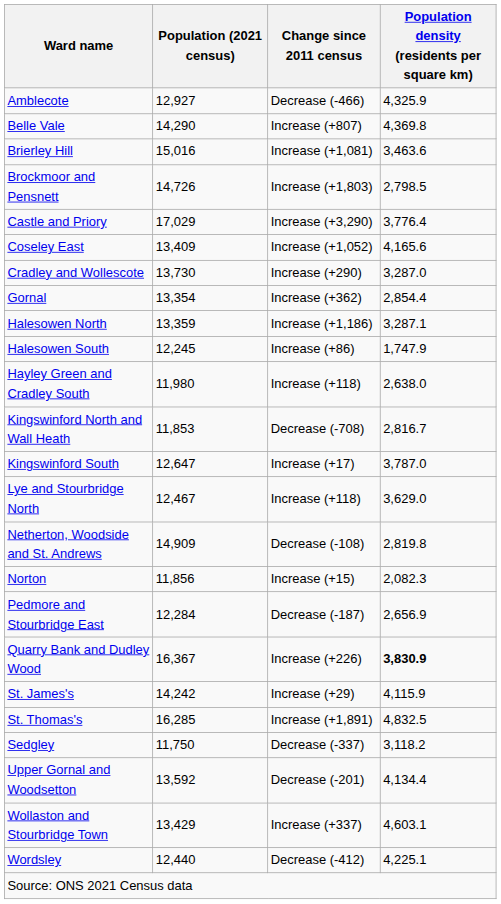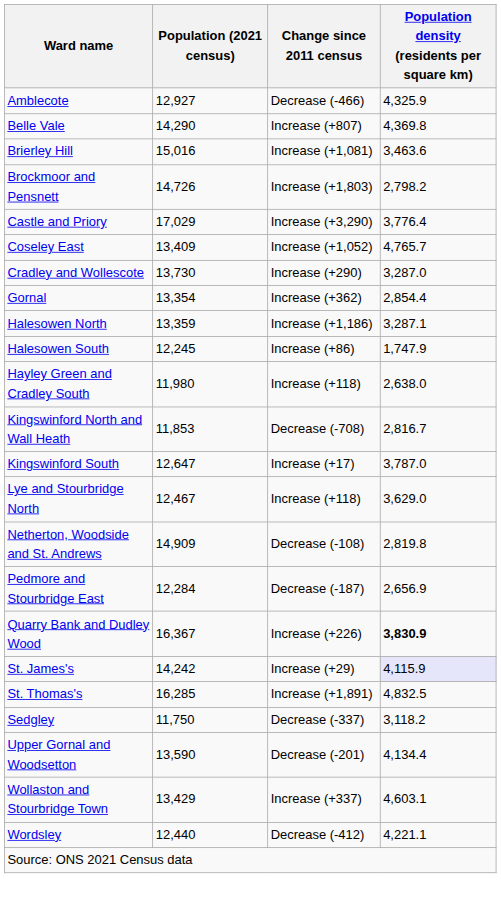(405, 186) 2,798.5 -> (405, 186) 2,798.2
(405, 247) 4,165.6 -> (405, 247) 4,765.7
- row: (27, 579)
(404, 694) no background -> (404, 669) lavender background
(176, 780) 13,592 -> (176, 755) 13,590
(405, 860) 4,225.1 -> (405, 835) 4,221.1
